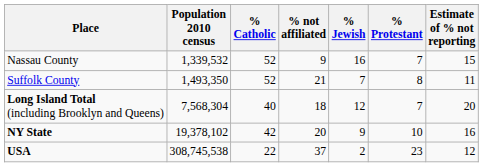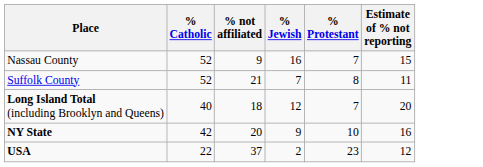- column: (199, 27)
